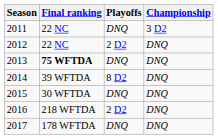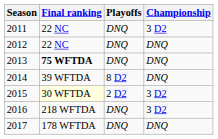(116, 45) 2 D2 -> (117, 45) DNQ
(66, 93) no background -> (66, 93) lightyellow background
(117, 93) DNQ -> (116, 93) 2 D2
(157, 93) DNQ -> (156, 93) 3 D2
(116, 110) 2 D2 -> (117, 110) DNQ
(157, 110) DNQ -> (156, 110) 3 D2
